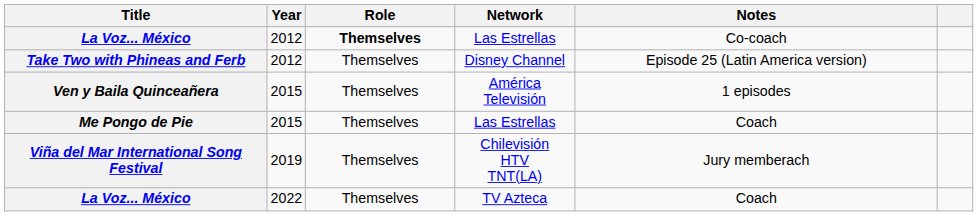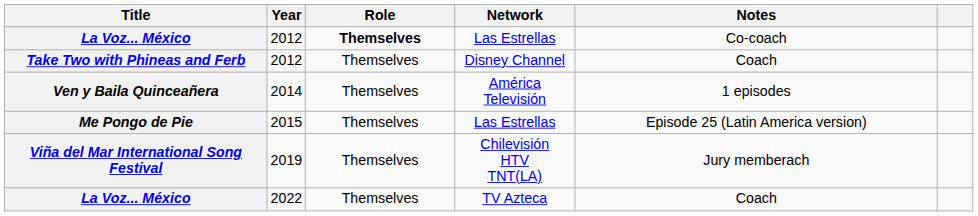(756, 60) Episode 25 (Latin America version) -> (756, 60) Coach
(286, 91) 2015 -> (286, 91) 2014
(756, 122) Coach -> (756, 122) Episode 25 (Latin America version)
